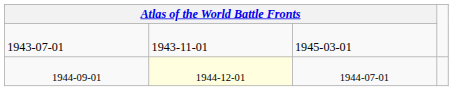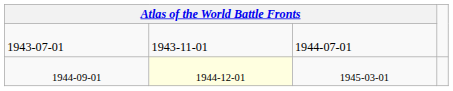(323, 47) 1945-03-01 -> (323, 47) 1944-07-01
(364, 77) 1944-07-01 -> (364, 77) 1945-03-01
